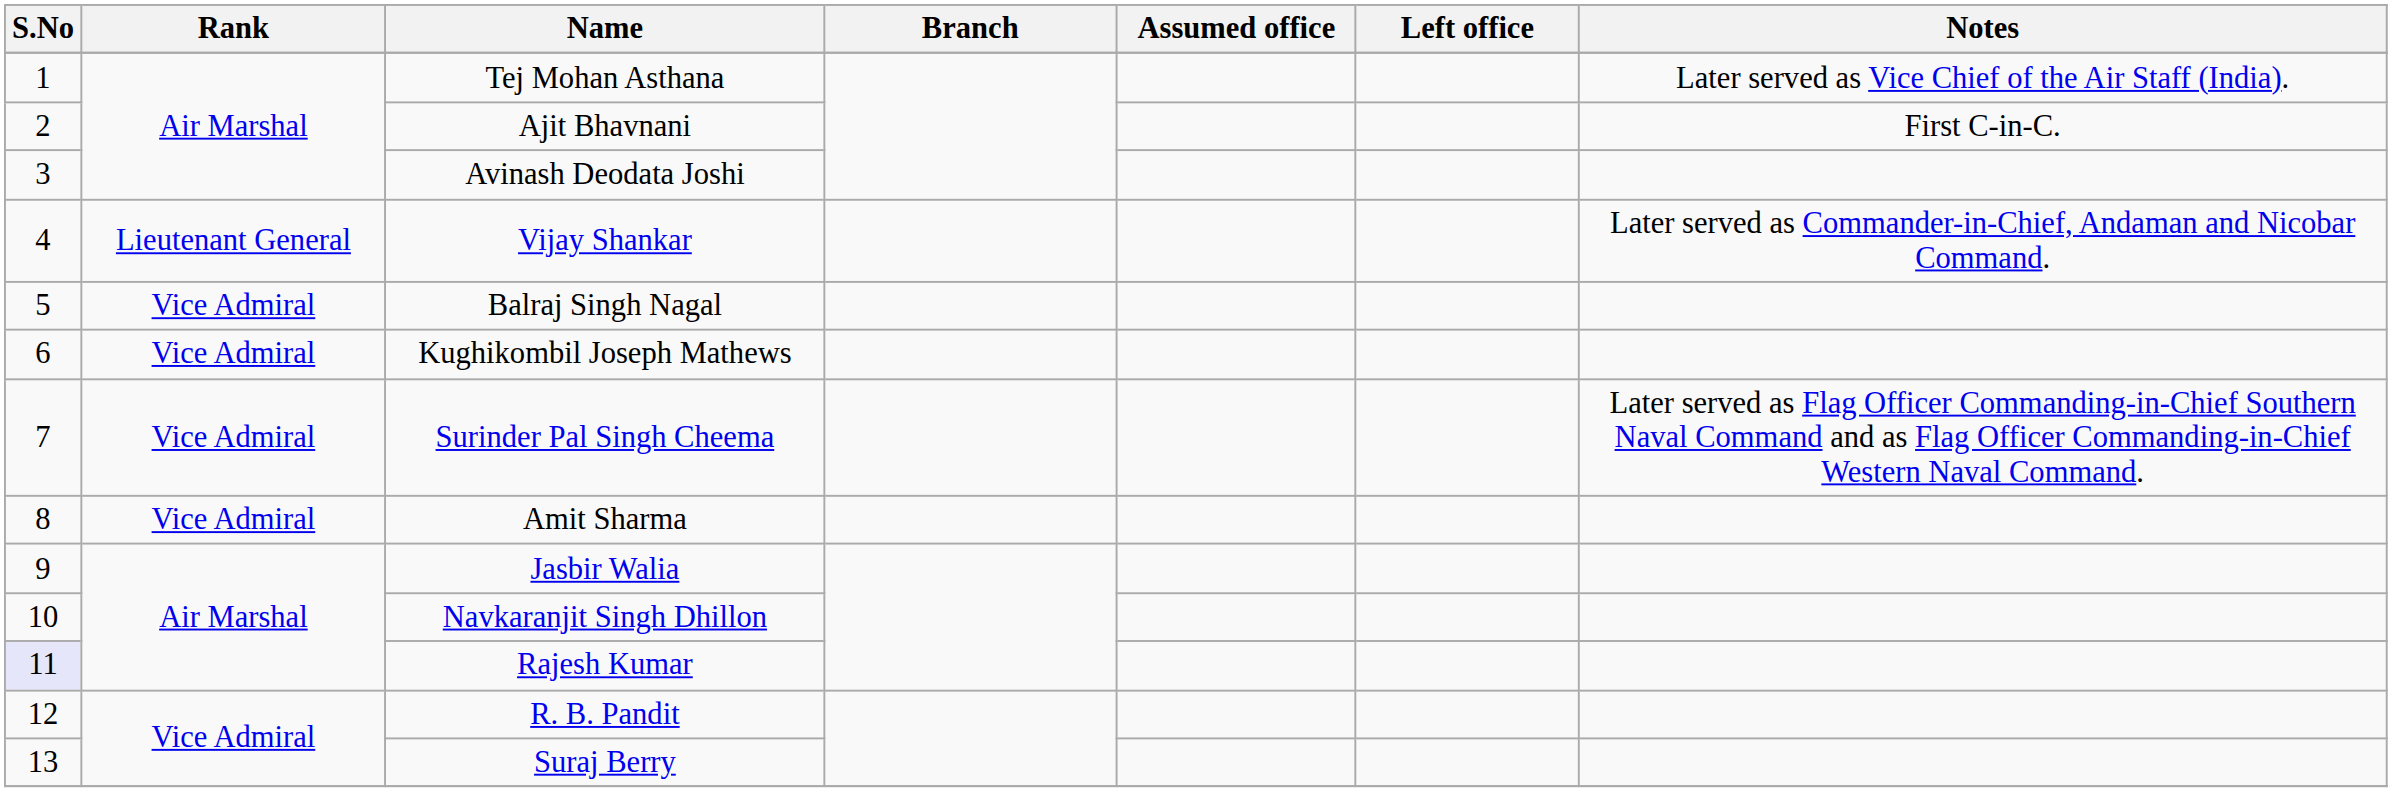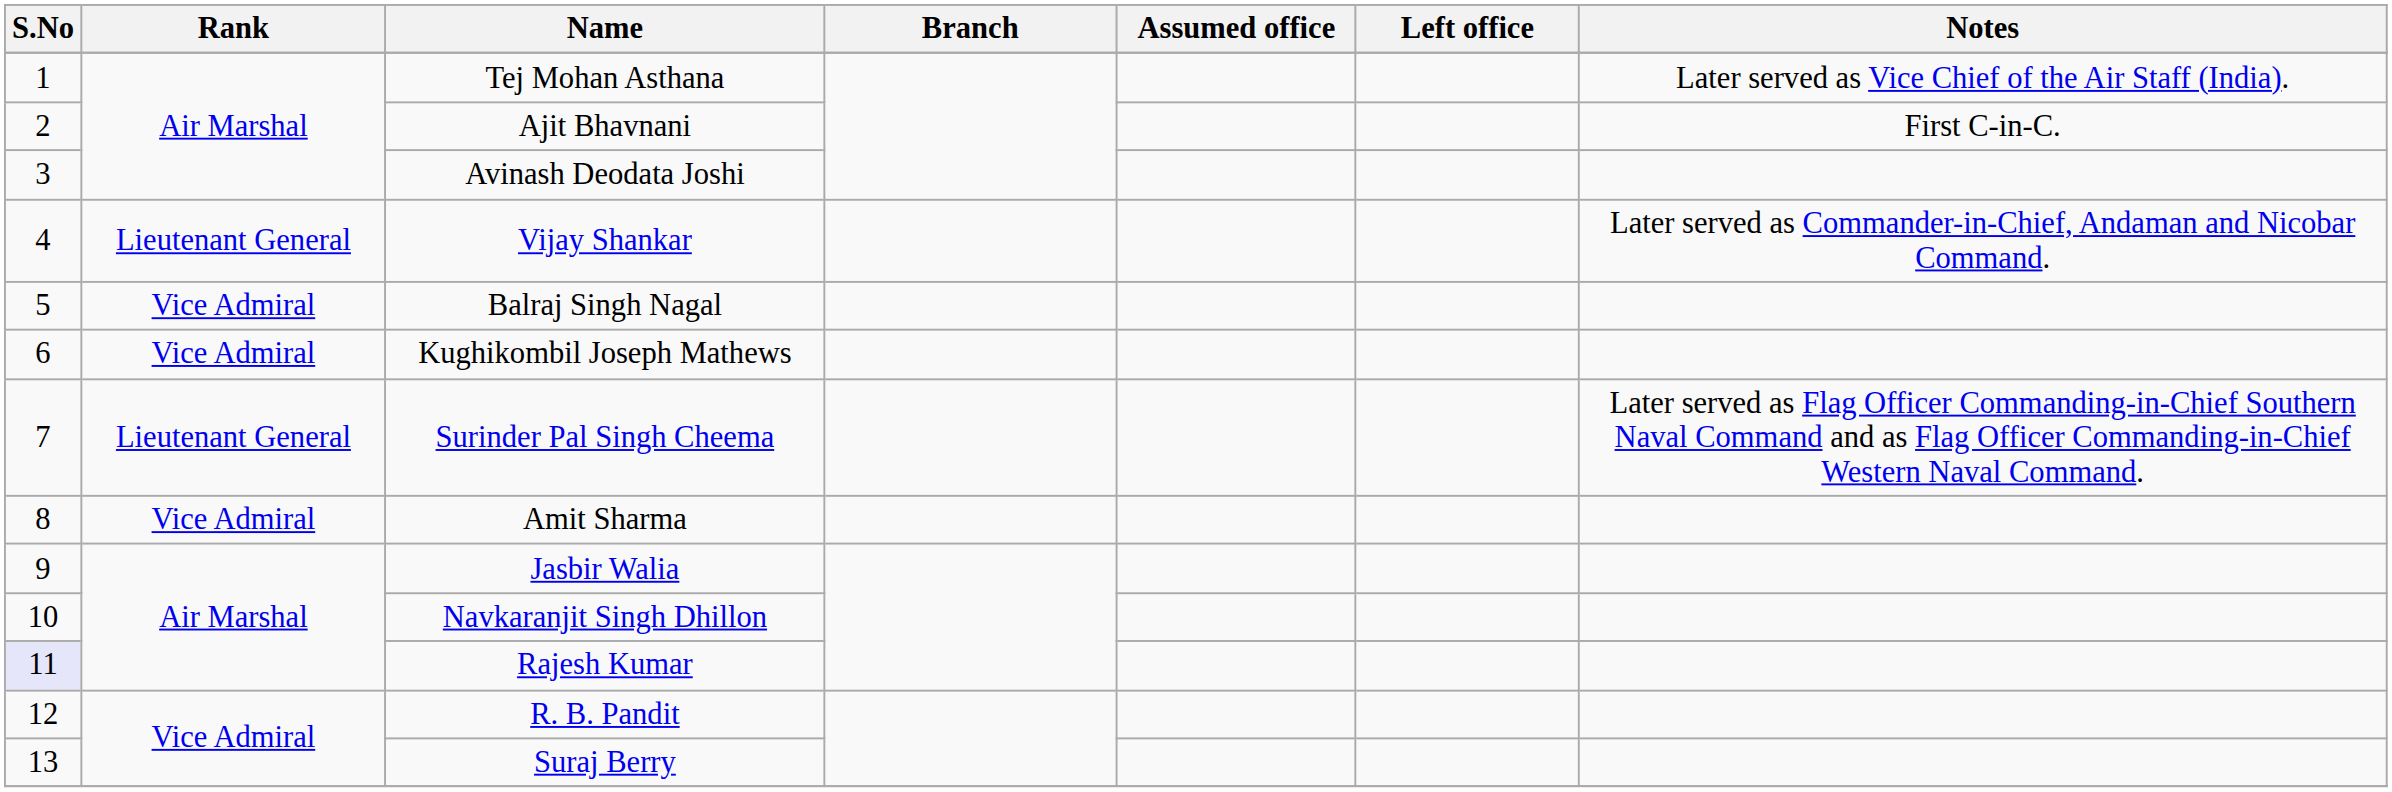(233, 436) Vice Admiral -> (233, 436) Lieutenant General
